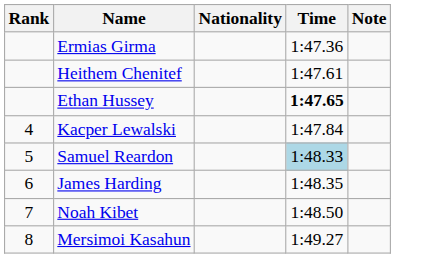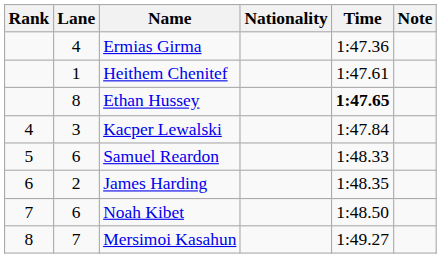+ column: (76, 18)
(317, 156) lightblue background -> (363, 156) no background
